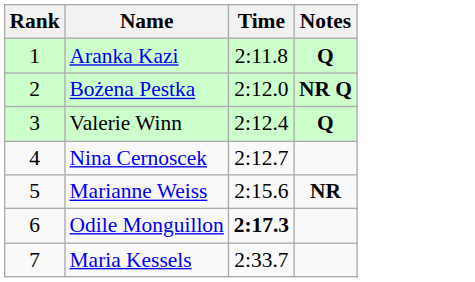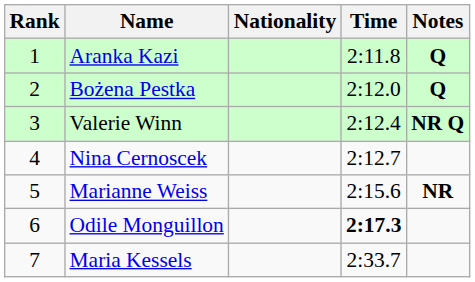+ column: (285, 21)
(325, 89) NR Q -> (438, 89) Q
(325, 123) Q -> (438, 123) NR Q
